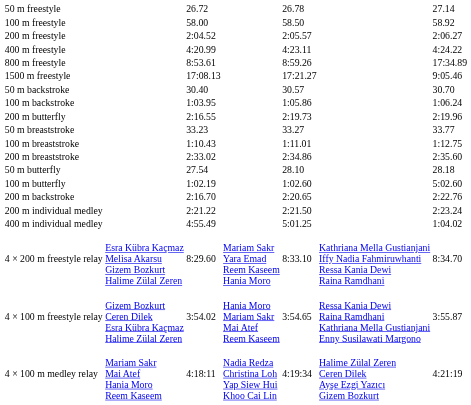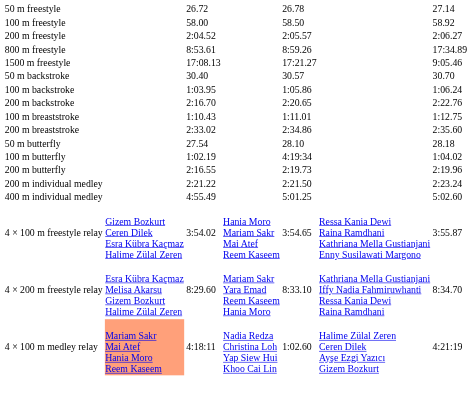- row: (35, 49)
rows swapped: (40, 197) <-> (35, 116)
- row: (40, 130)
(297, 183) 1:02.60 -> (297, 157) 4:19:34
(447, 183) 5:02.60 -> (447, 157) 1:04.02
(447, 224) 1:04.02 -> (447, 197) 5:02.60
rows swapped: (54, 316) <-> (54, 259)
(134, 379) no background -> (134, 352) lightsalmon background
(297, 374) 4:19:34 -> (297, 347) 1:02.60
